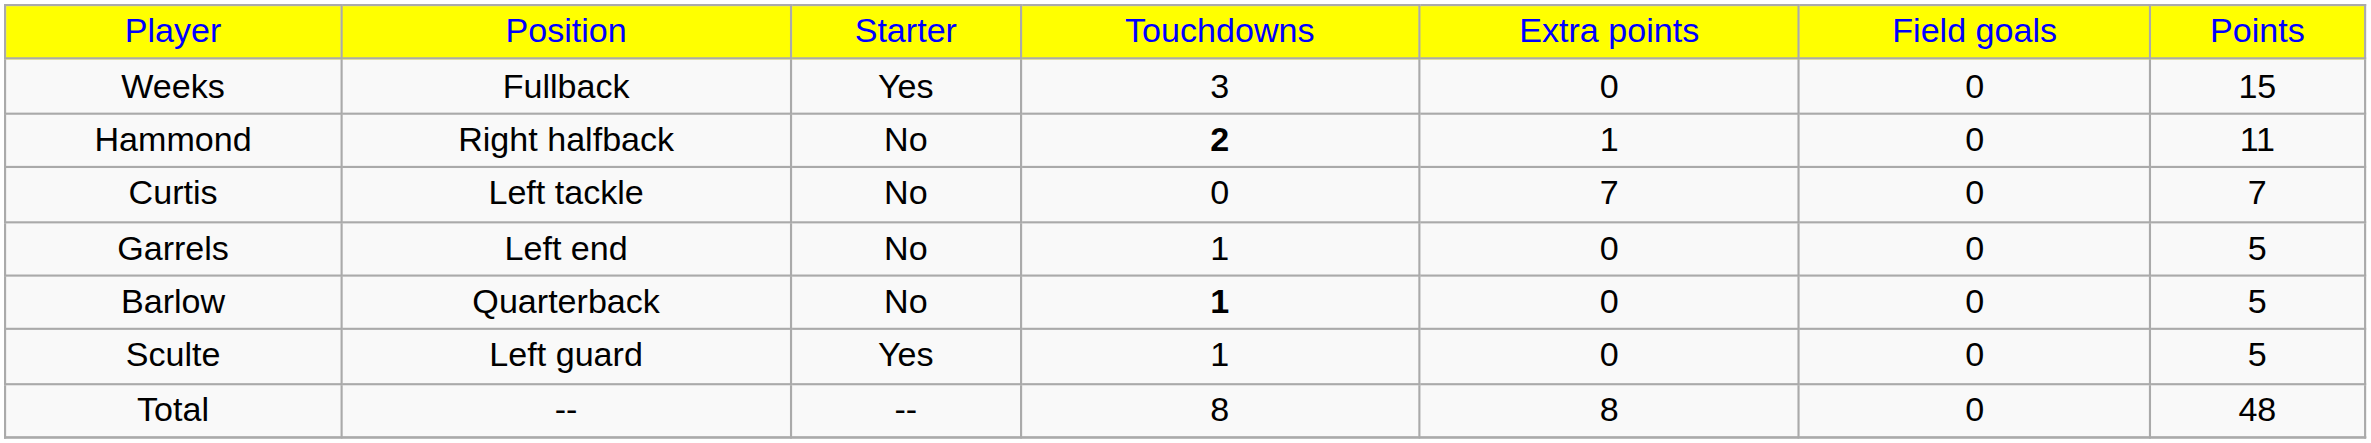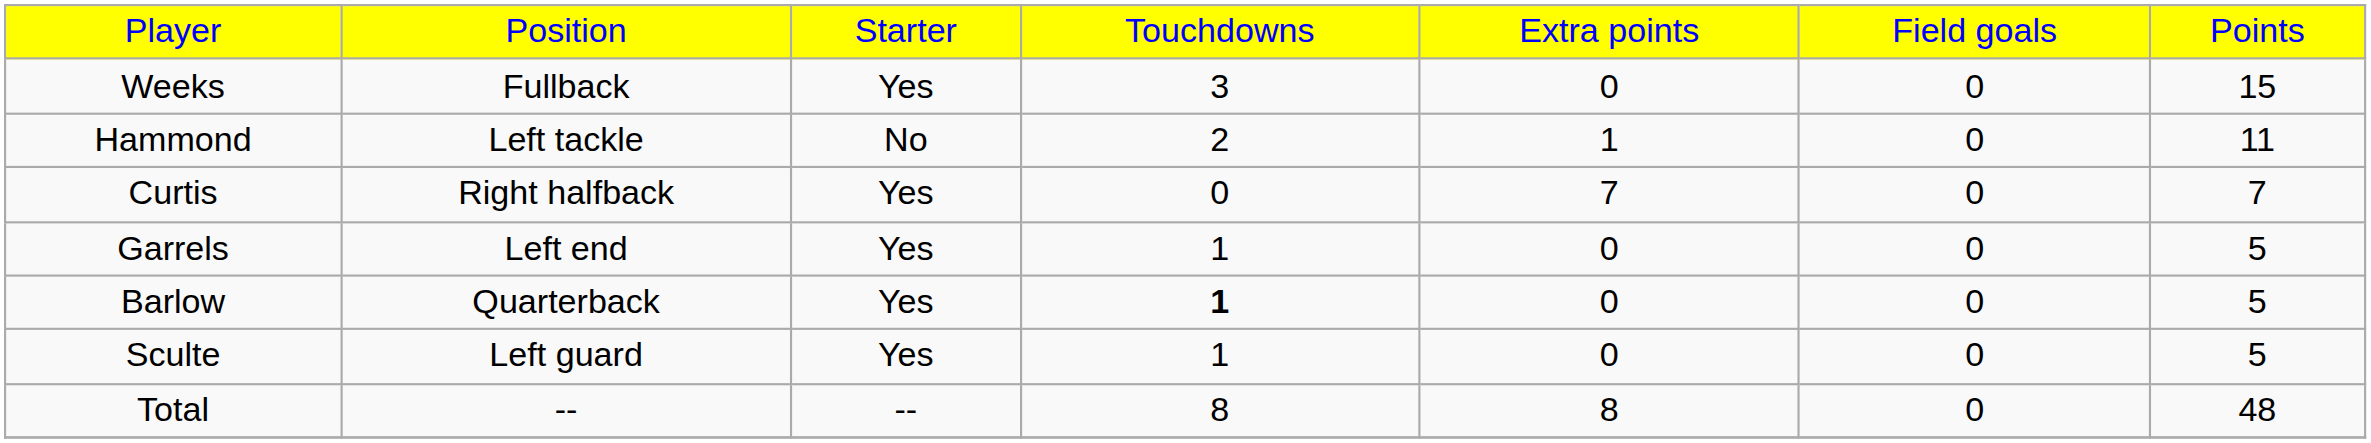(566, 139) Right halfback -> (566, 139) Left tackle
(1220, 139) bold -> (1220, 139) normal
(566, 193) Left tackle -> (566, 193) Right halfback
(906, 193) No -> (906, 193) Yes
(906, 247) No -> (906, 247) Yes
(906, 301) No -> (906, 301) Yes
